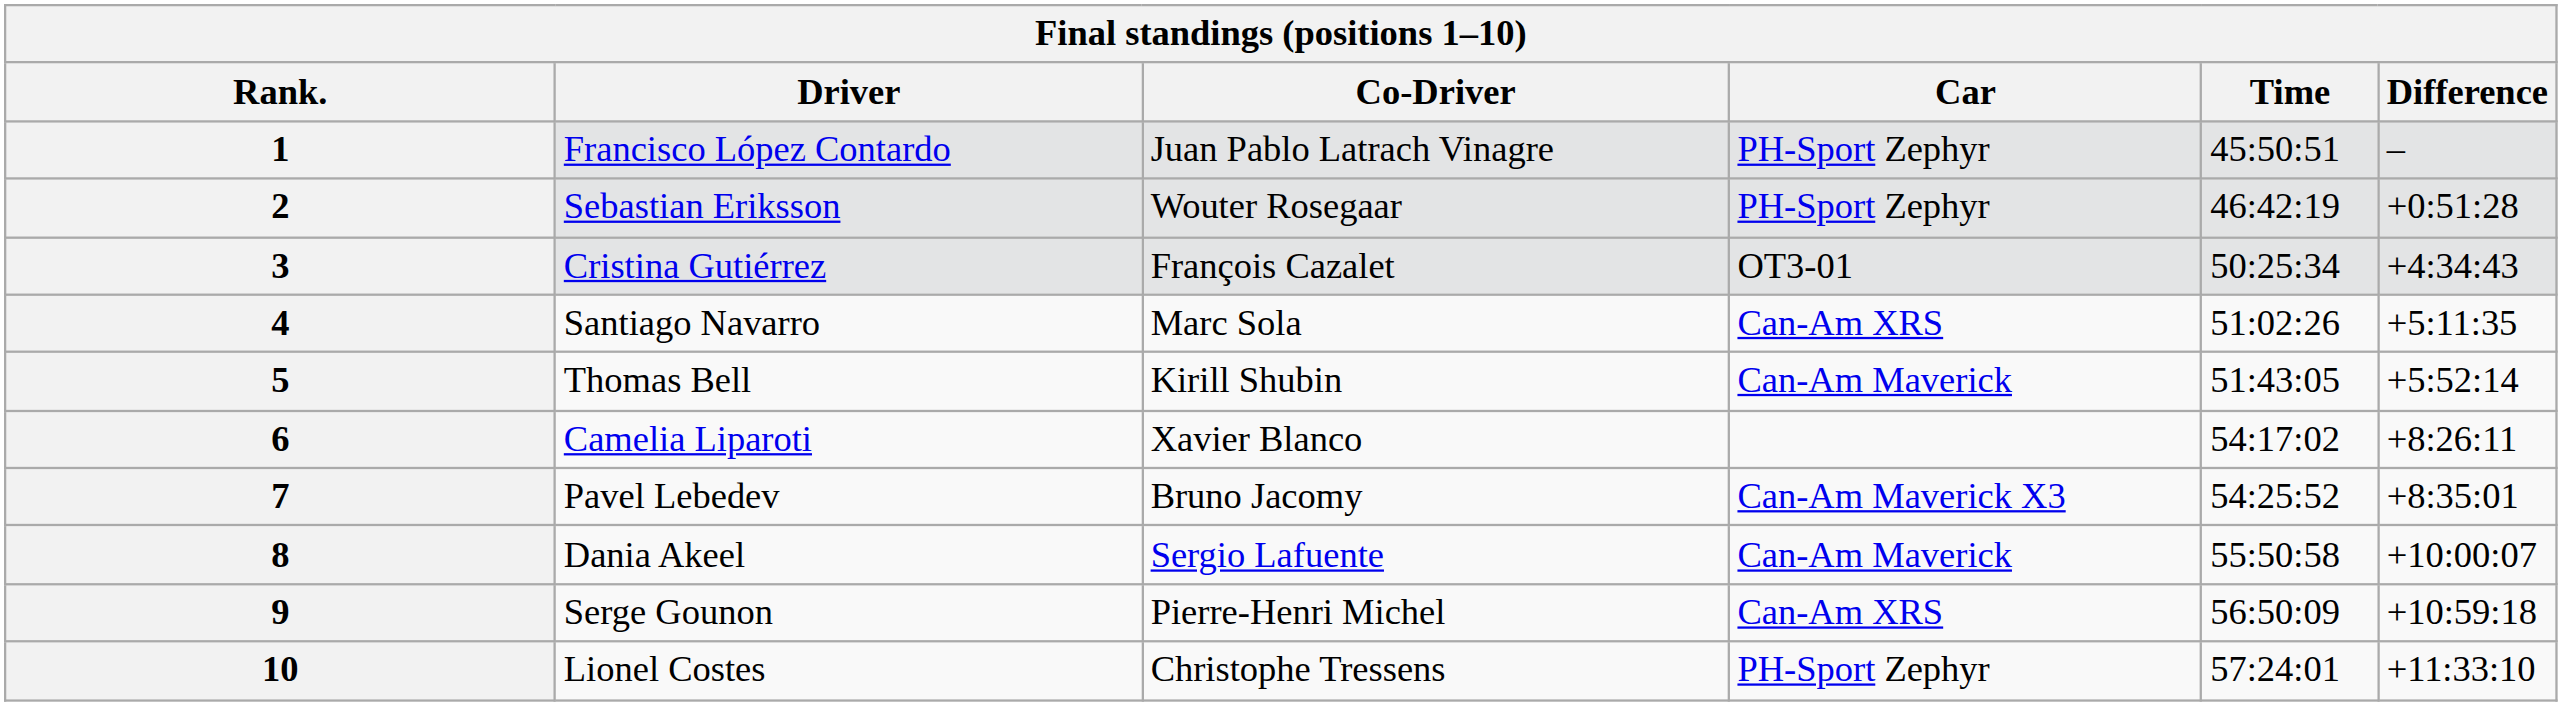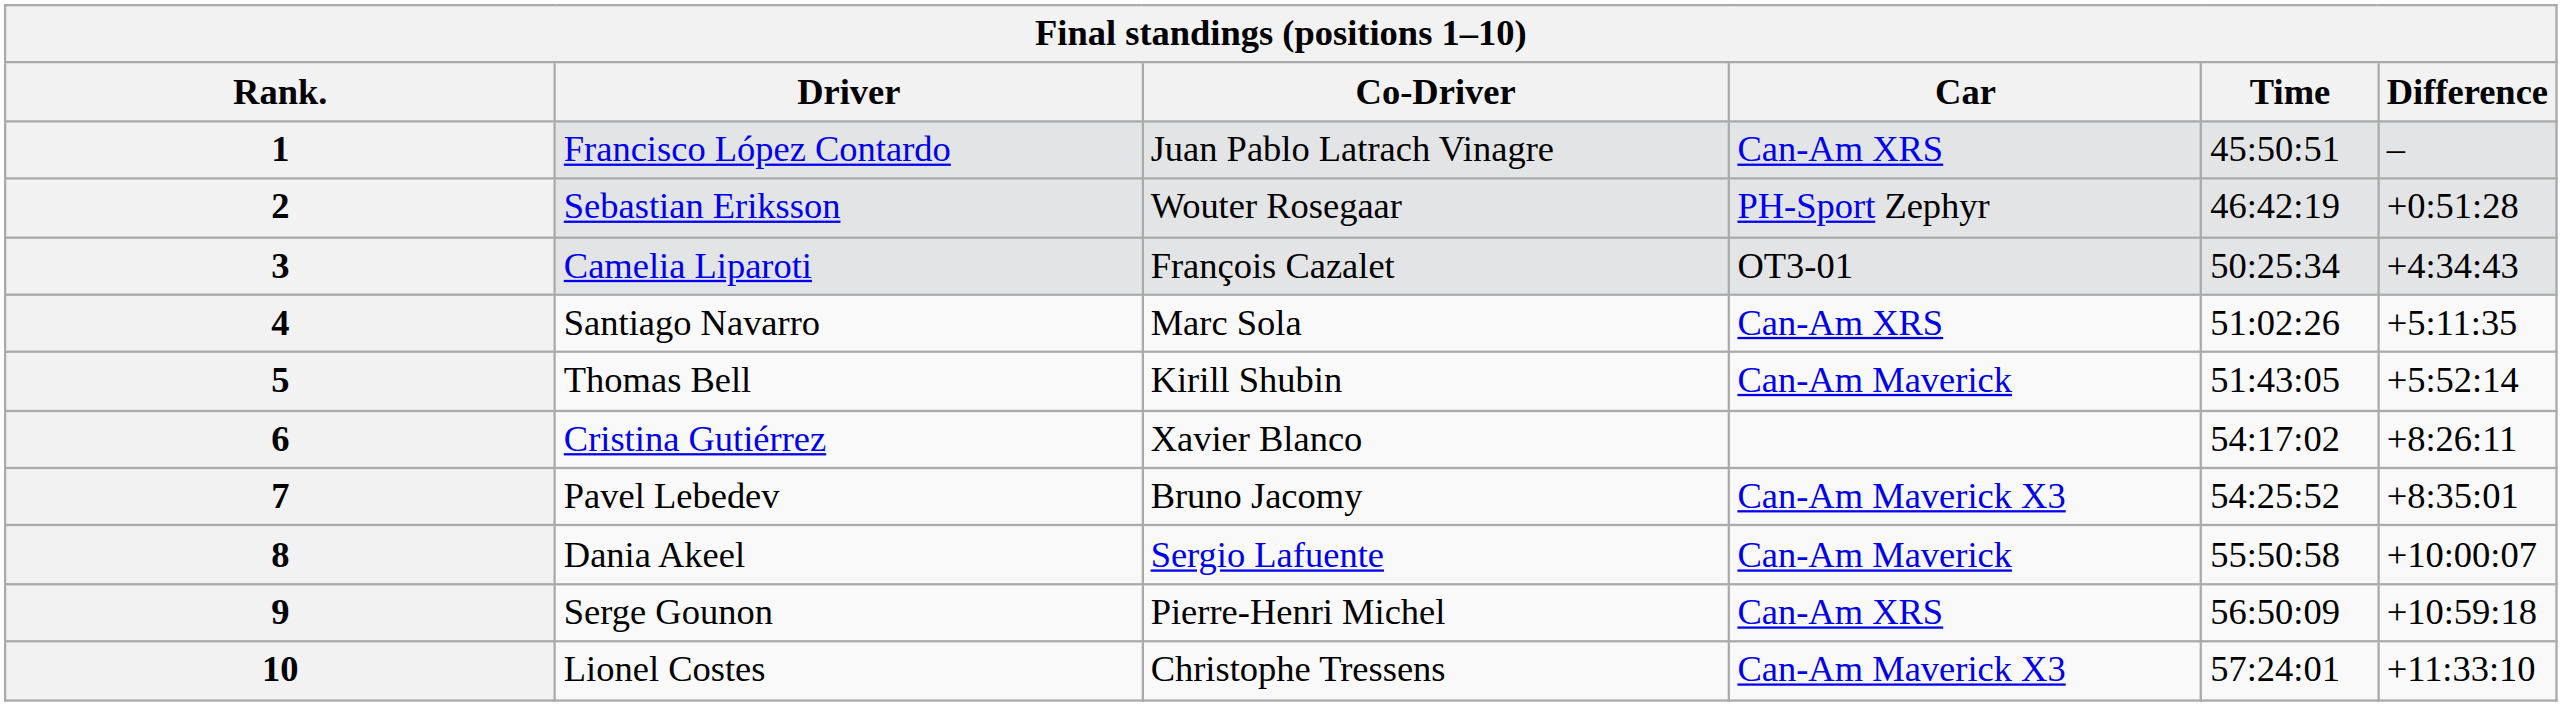(1864, 149) PH-Sport Zephyr -> (1840, 149) Can-Am XRS
(695, 264) Cristina Gutiérrez -> (688, 264) Camelia Liparoti
(688, 438) Camelia Liparoti -> (695, 438) Cristina Gutiérrez
(1864, 669) PH-Sport Zephyr -> (1902, 669) Can-Am Maverick X3
